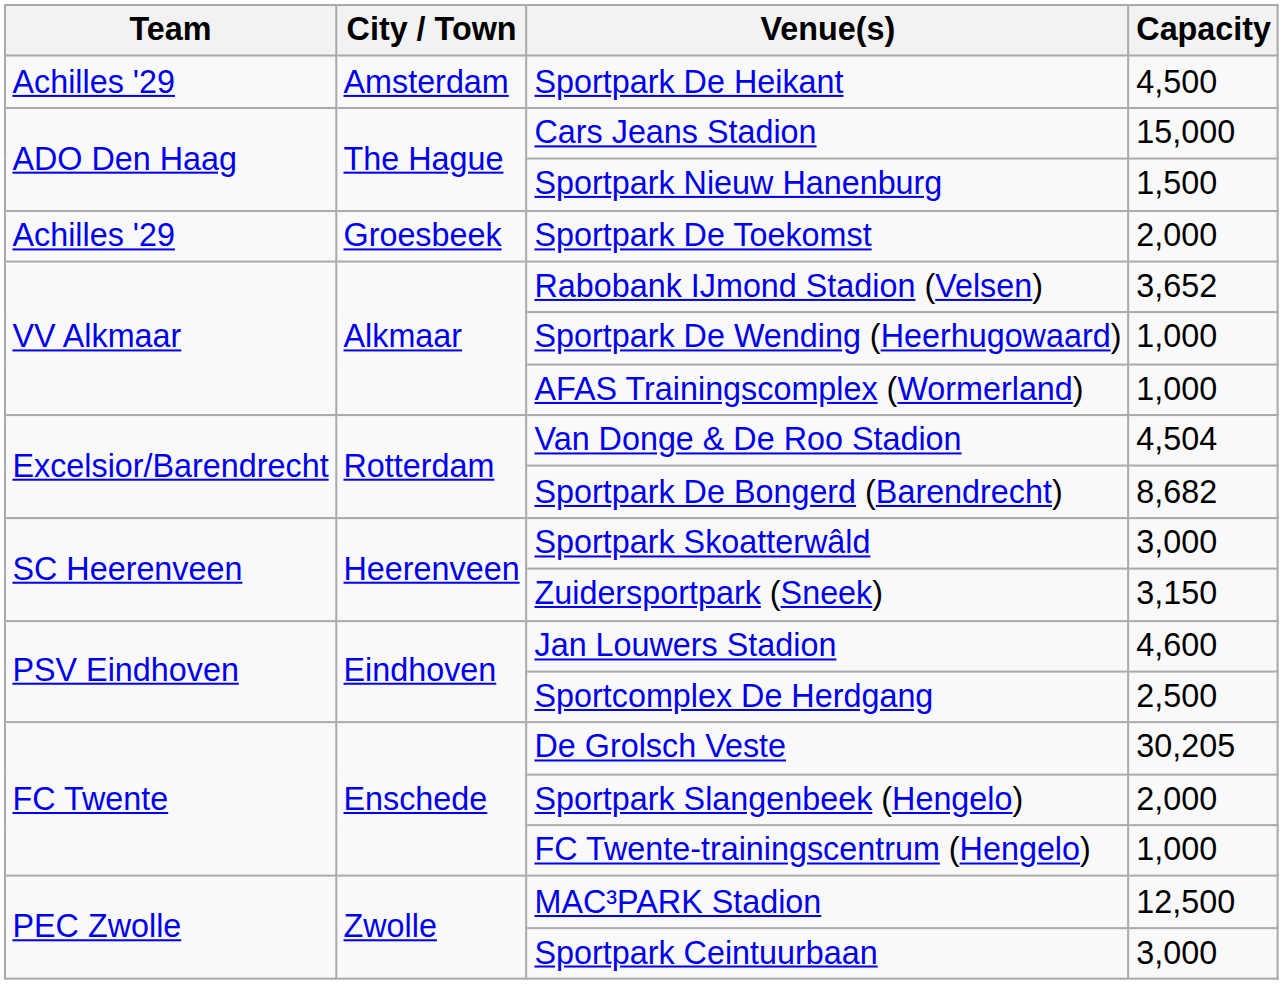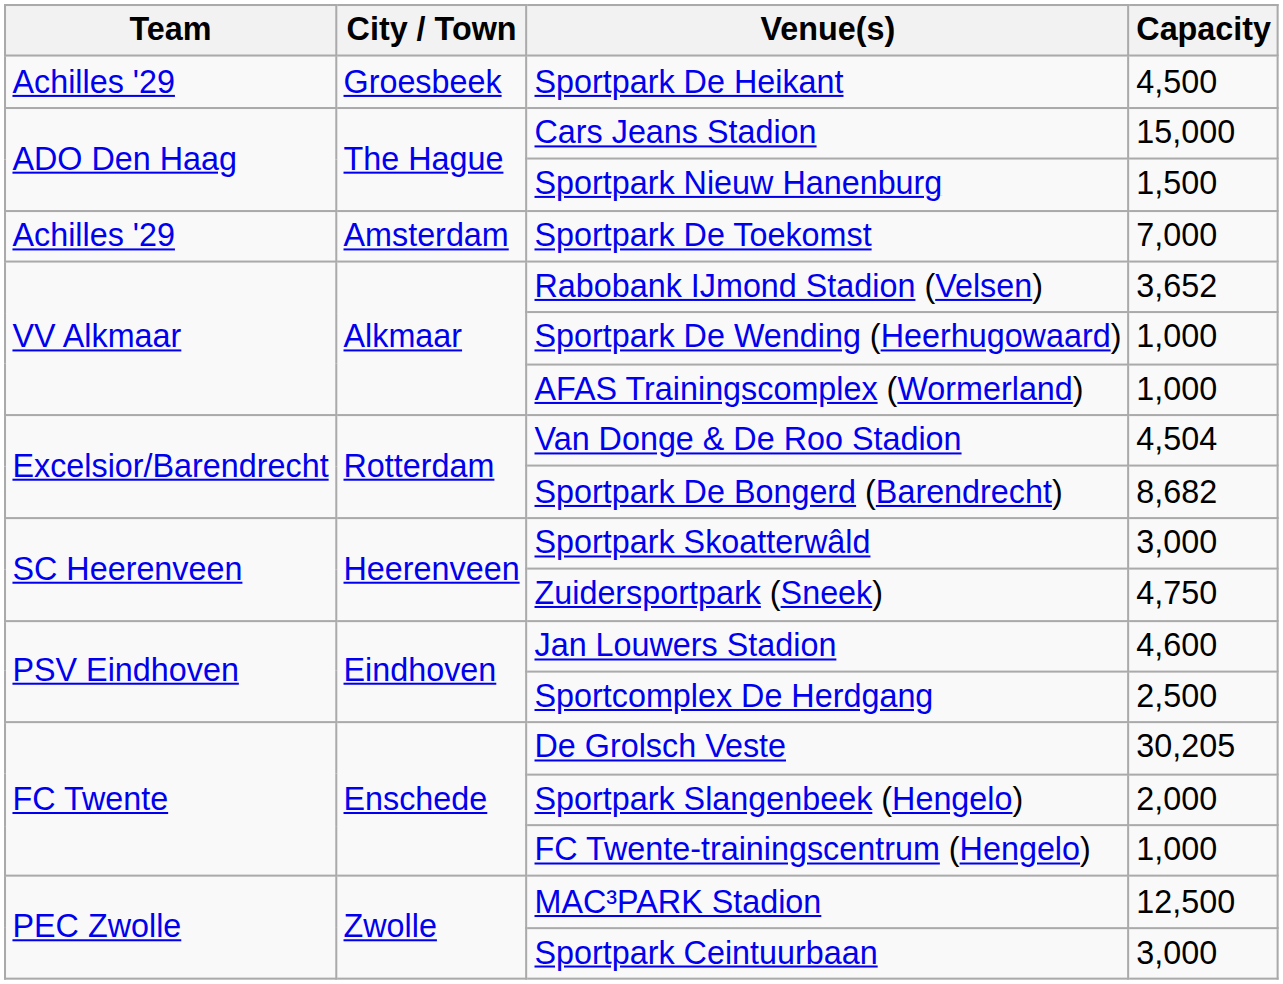(426, 81) Amsterdam -> (423, 81) Groesbeek
(423, 235) Groesbeek -> (426, 235) Amsterdam
(1177, 235) 2,000 -> (1177, 235) 7,000
(1177, 593) 3,150 -> (1177, 593) 4,750
